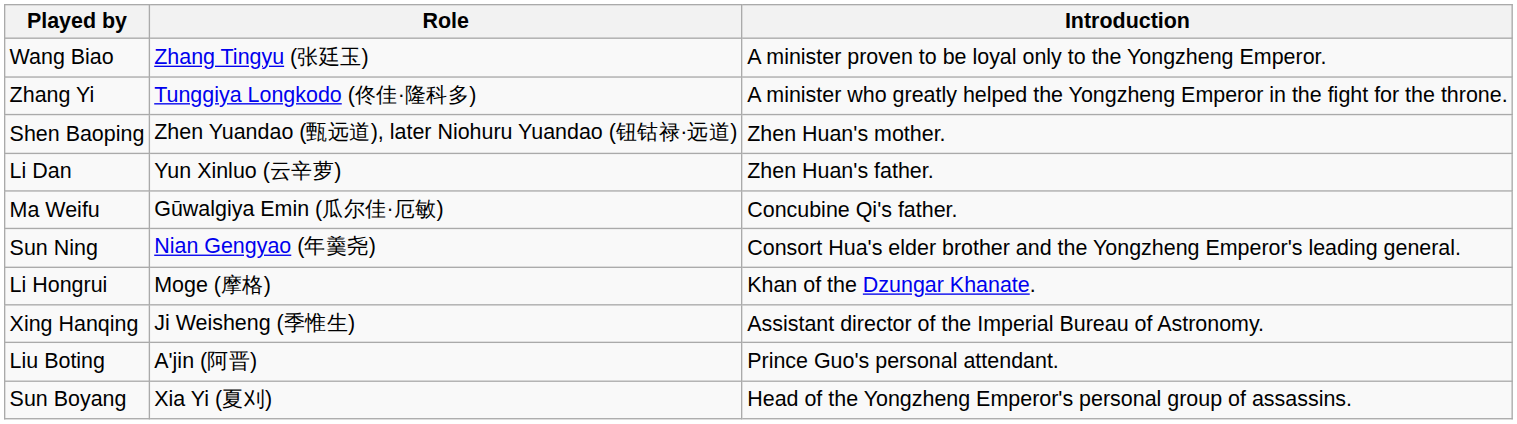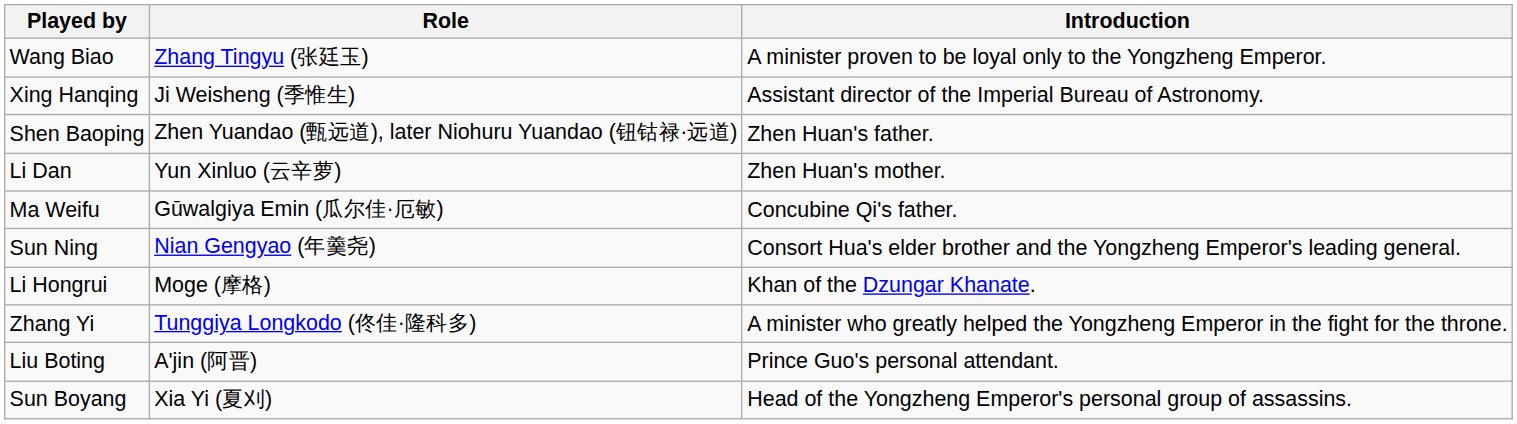rows swapped: (52, 95) <-> (74, 323)
(846, 133) Zhen Huan's mother. -> (840, 133) Zhen Huan's father.
(840, 171) Zhen Huan's father. -> (846, 171) Zhen Huan's mother.
